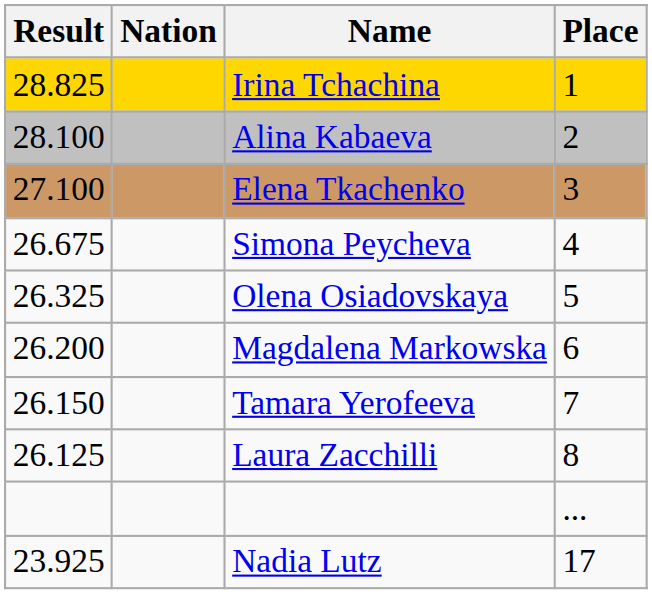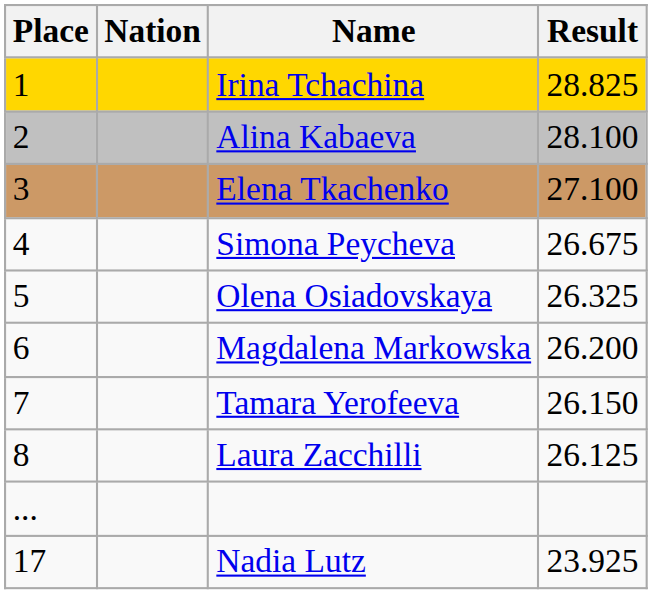columns swapped: (600, 31) <-> (59, 31)
